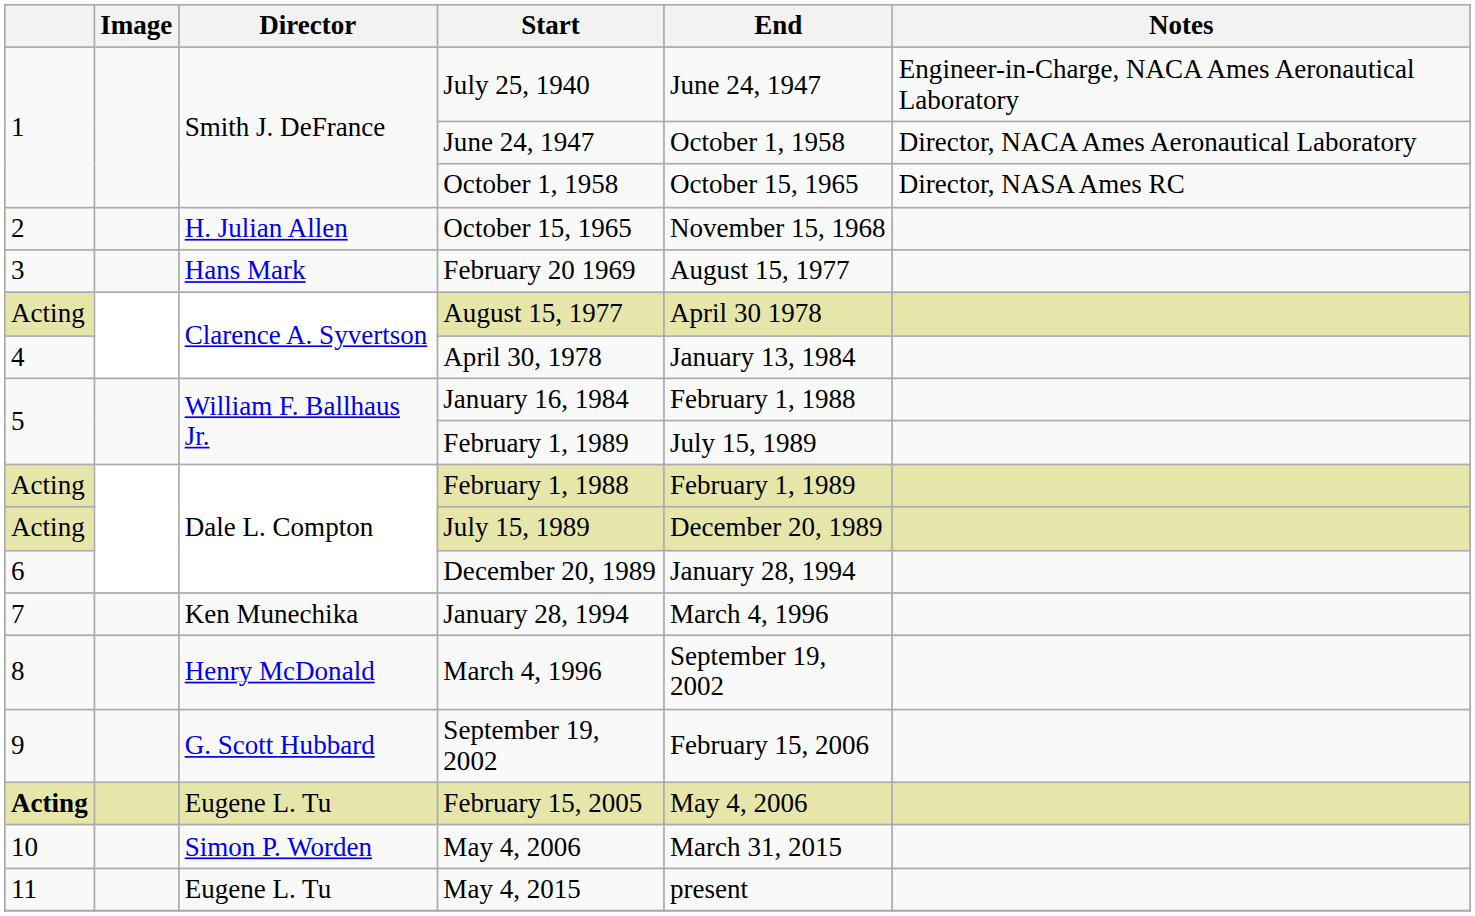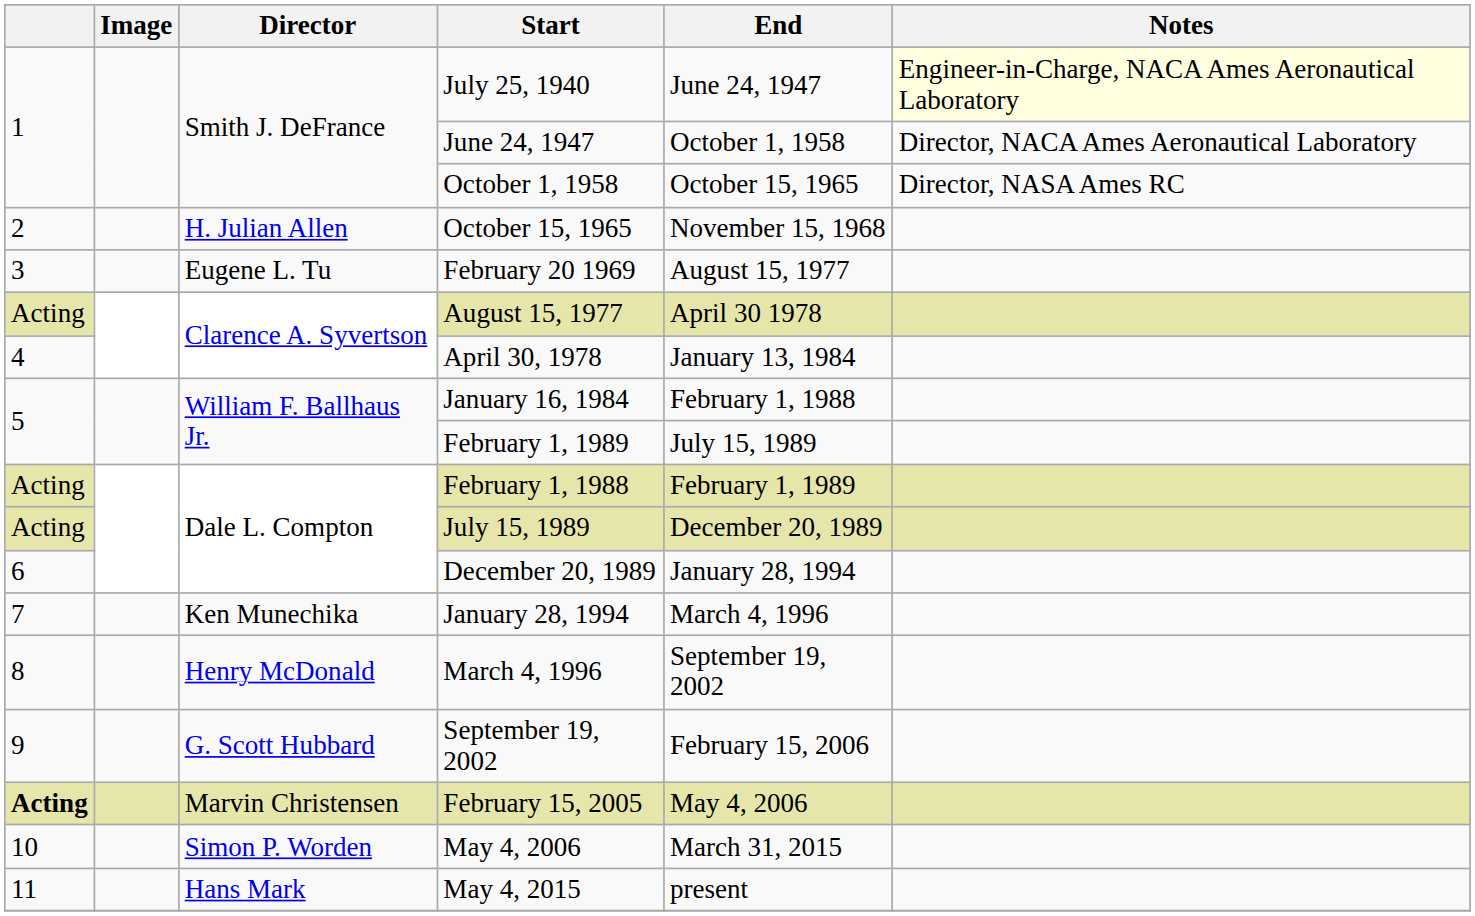(1157, 84) no background -> (1157, 84) lightyellow background
(245, 270) Hans Mark -> (258, 270) Eugene L. Tu
(258, 803) Eugene L. Tu -> (292, 803) Marvin Christensen
(258, 889) Eugene L. Tu -> (245, 889) Hans Mark
